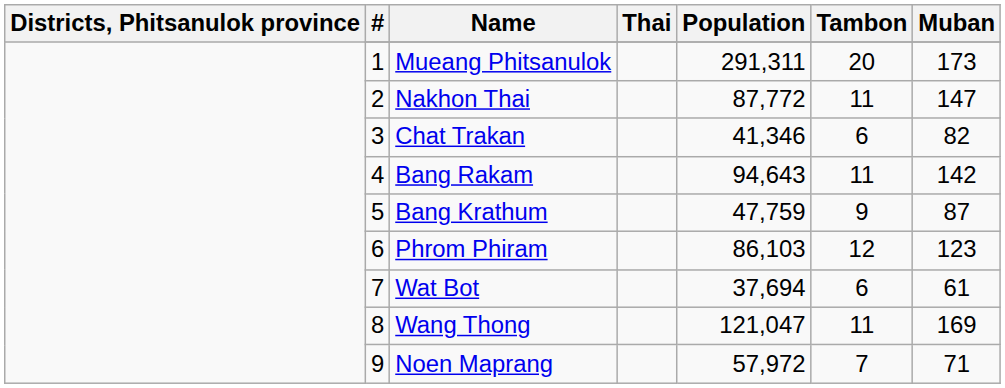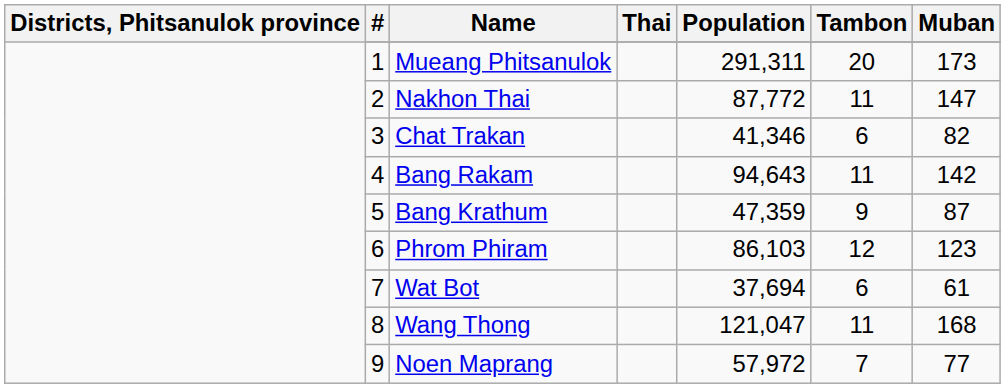(769, 212) 47,759 -> (769, 212) 47,359
(957, 325) 169 -> (957, 325) 168
(957, 363) 71 -> (957, 363) 77
